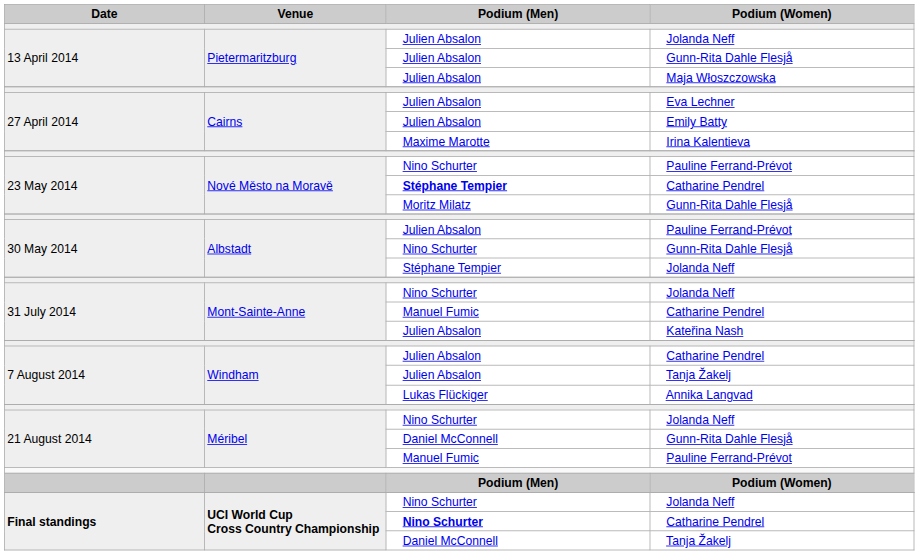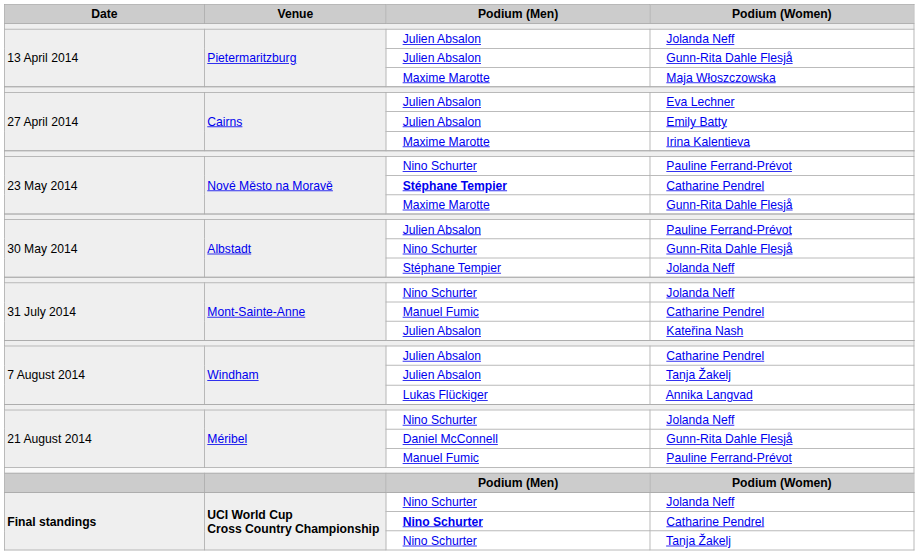(435, 78) Julien Absalon -> (439, 78) Maxime Marotte
(430, 204) Moritz Milatz -> (439, 204) Maxime Marotte
(443, 541) Daniel McConnell -> (433, 541) Nino Schurter
